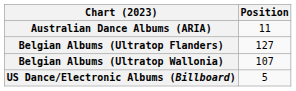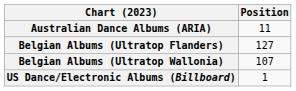(265, 78) 5 -> (265, 78) 1
